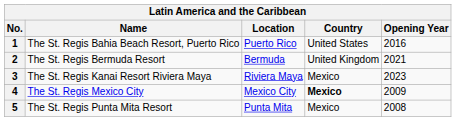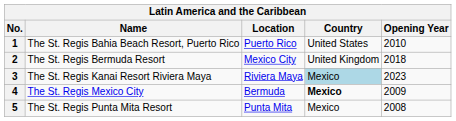(395, 44) 2016 -> (395, 44) 2010
(264, 60) Bermuda -> (270, 60) Mexico City
(395, 60) 2021 -> (395, 60) 2018
(323, 76) no background -> (323, 76) lightblue background
(270, 92) Mexico City -> (264, 92) Bermuda
